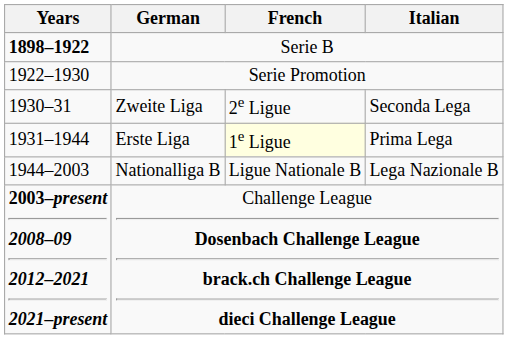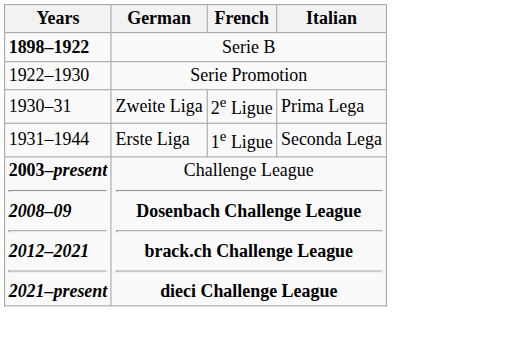(420, 106) Seconda Lega -> (323, 106) Prima Lega
(260, 139) lightyellow background -> (242, 139) no background
(411, 139) Prima Lega -> (331, 139) Seconda Lega
- row: (168, 170)
